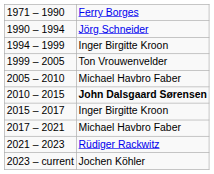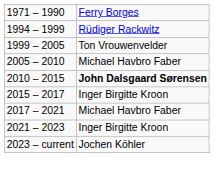- row: (36, 29)
(123, 45) Inger Birgitte Kroon -> (119, 29) Rüdiger Rackwitz
(119, 144) Rüdiger Rackwitz -> (123, 128) Inger Birgitte Kroon
